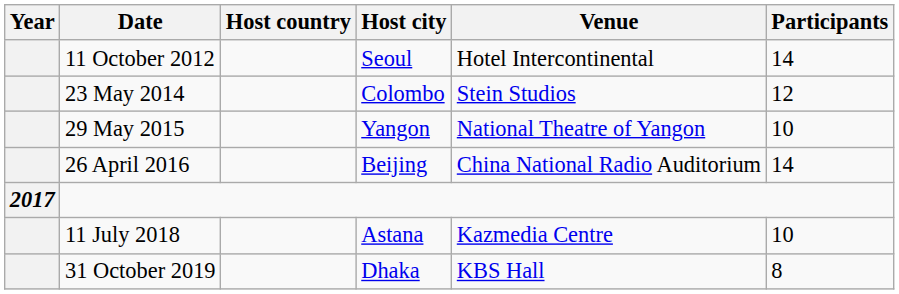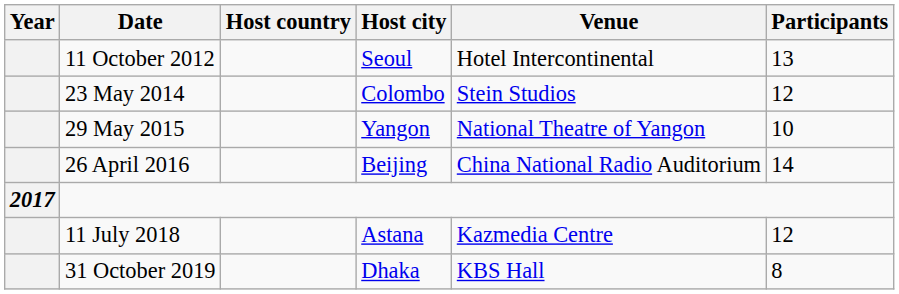(783, 57) 14 -> (783, 57) 13
(783, 235) 10 -> (783, 235) 12
